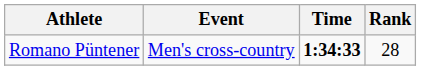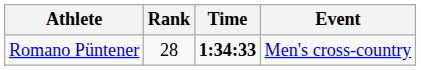columns swapped: (221, 19) <-> (390, 19)
